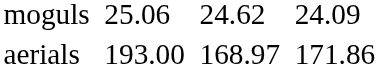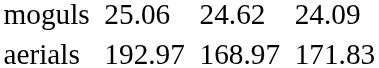(145, 54) 193.00 -> (145, 54) 192.97
(335, 54) 171.86 -> (335, 54) 171.83
